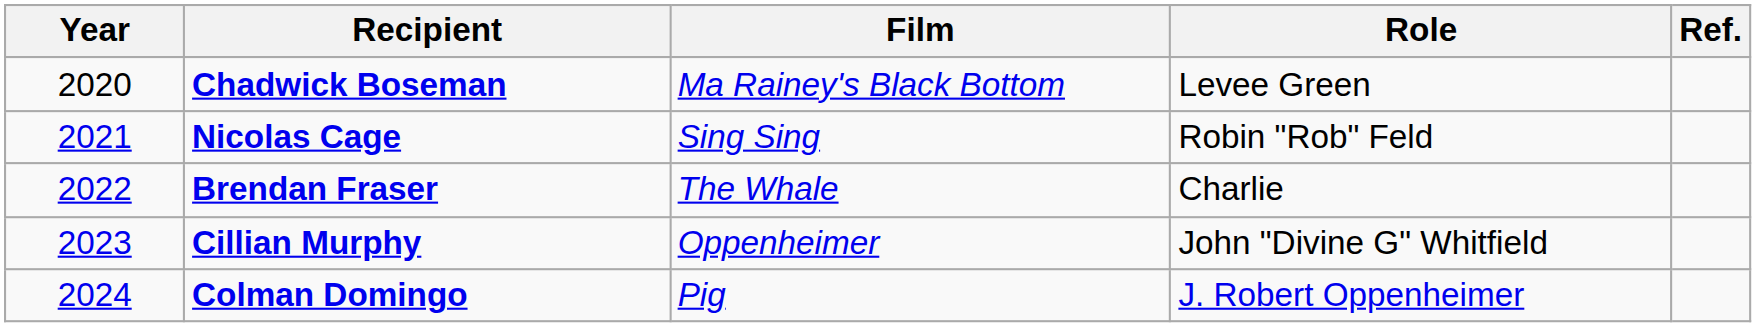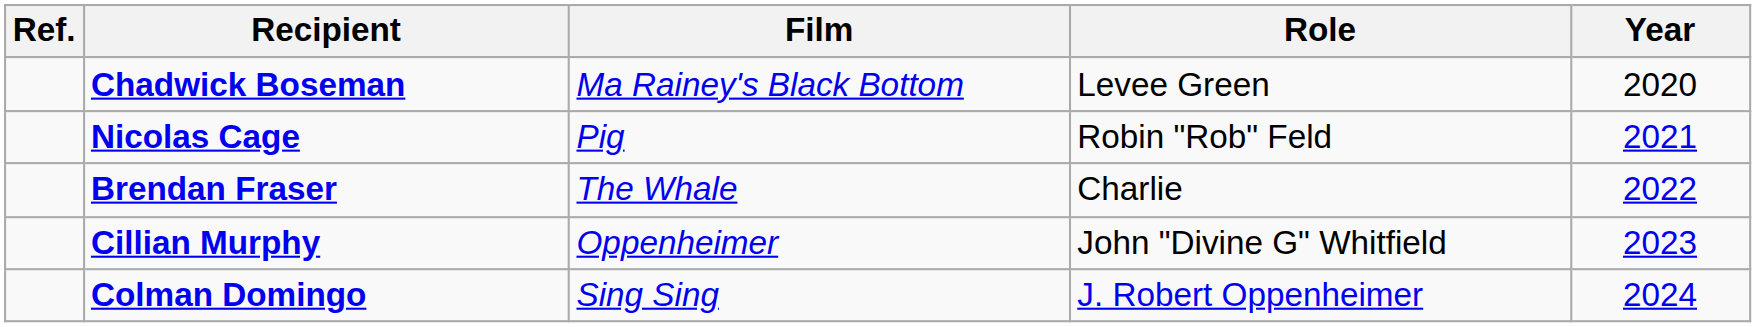columns swapped: (95, 30) <-> (1711, 30)
(749, 136) Sing Sing -> (601, 136) Pig
(702, 294) Pig -> (648, 294) Sing Sing
